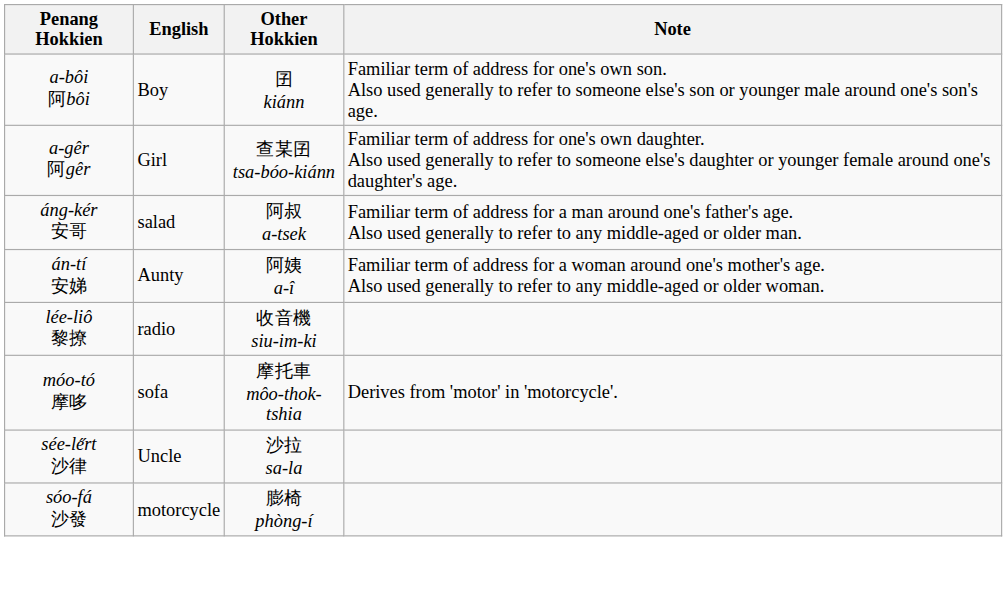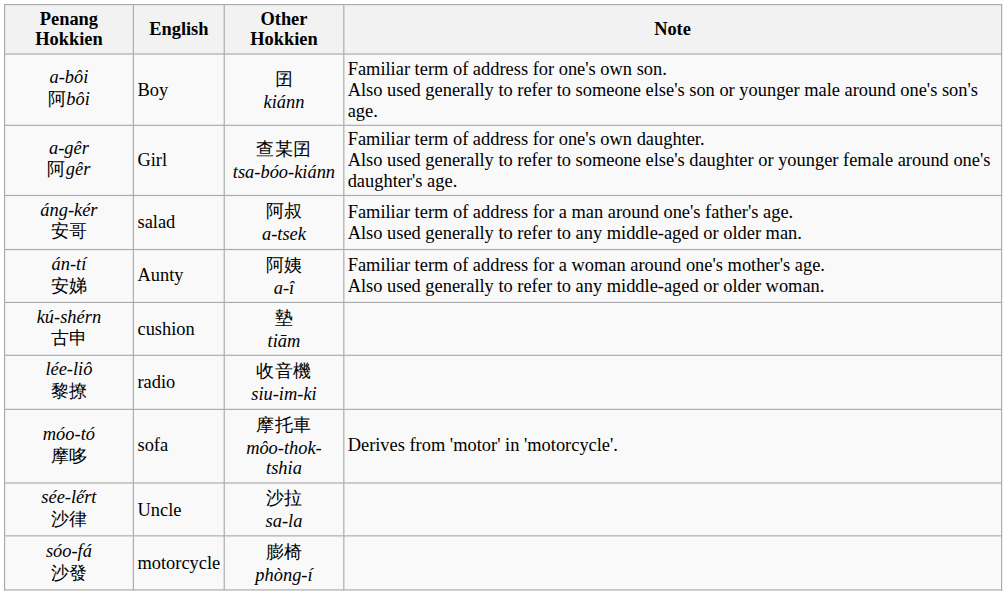+ row: (69, 327)
